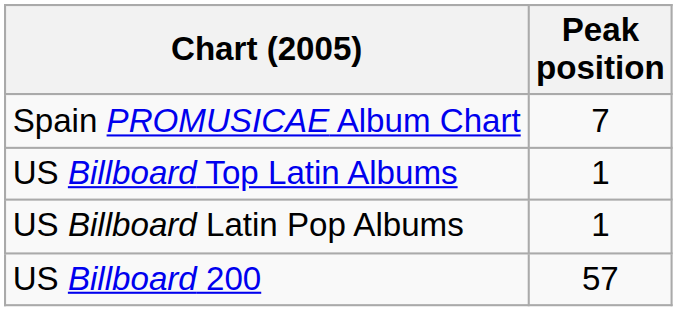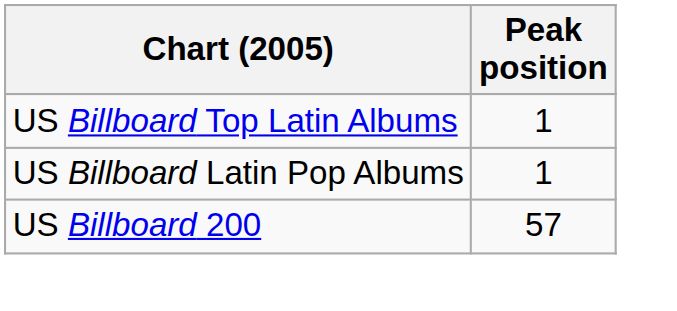- row: (267, 120)
